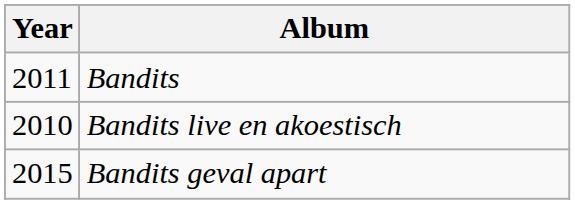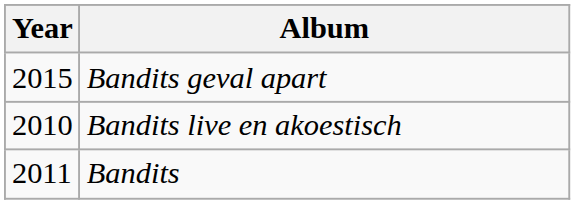rows swapped: (133, 76) <-> (207, 173)
